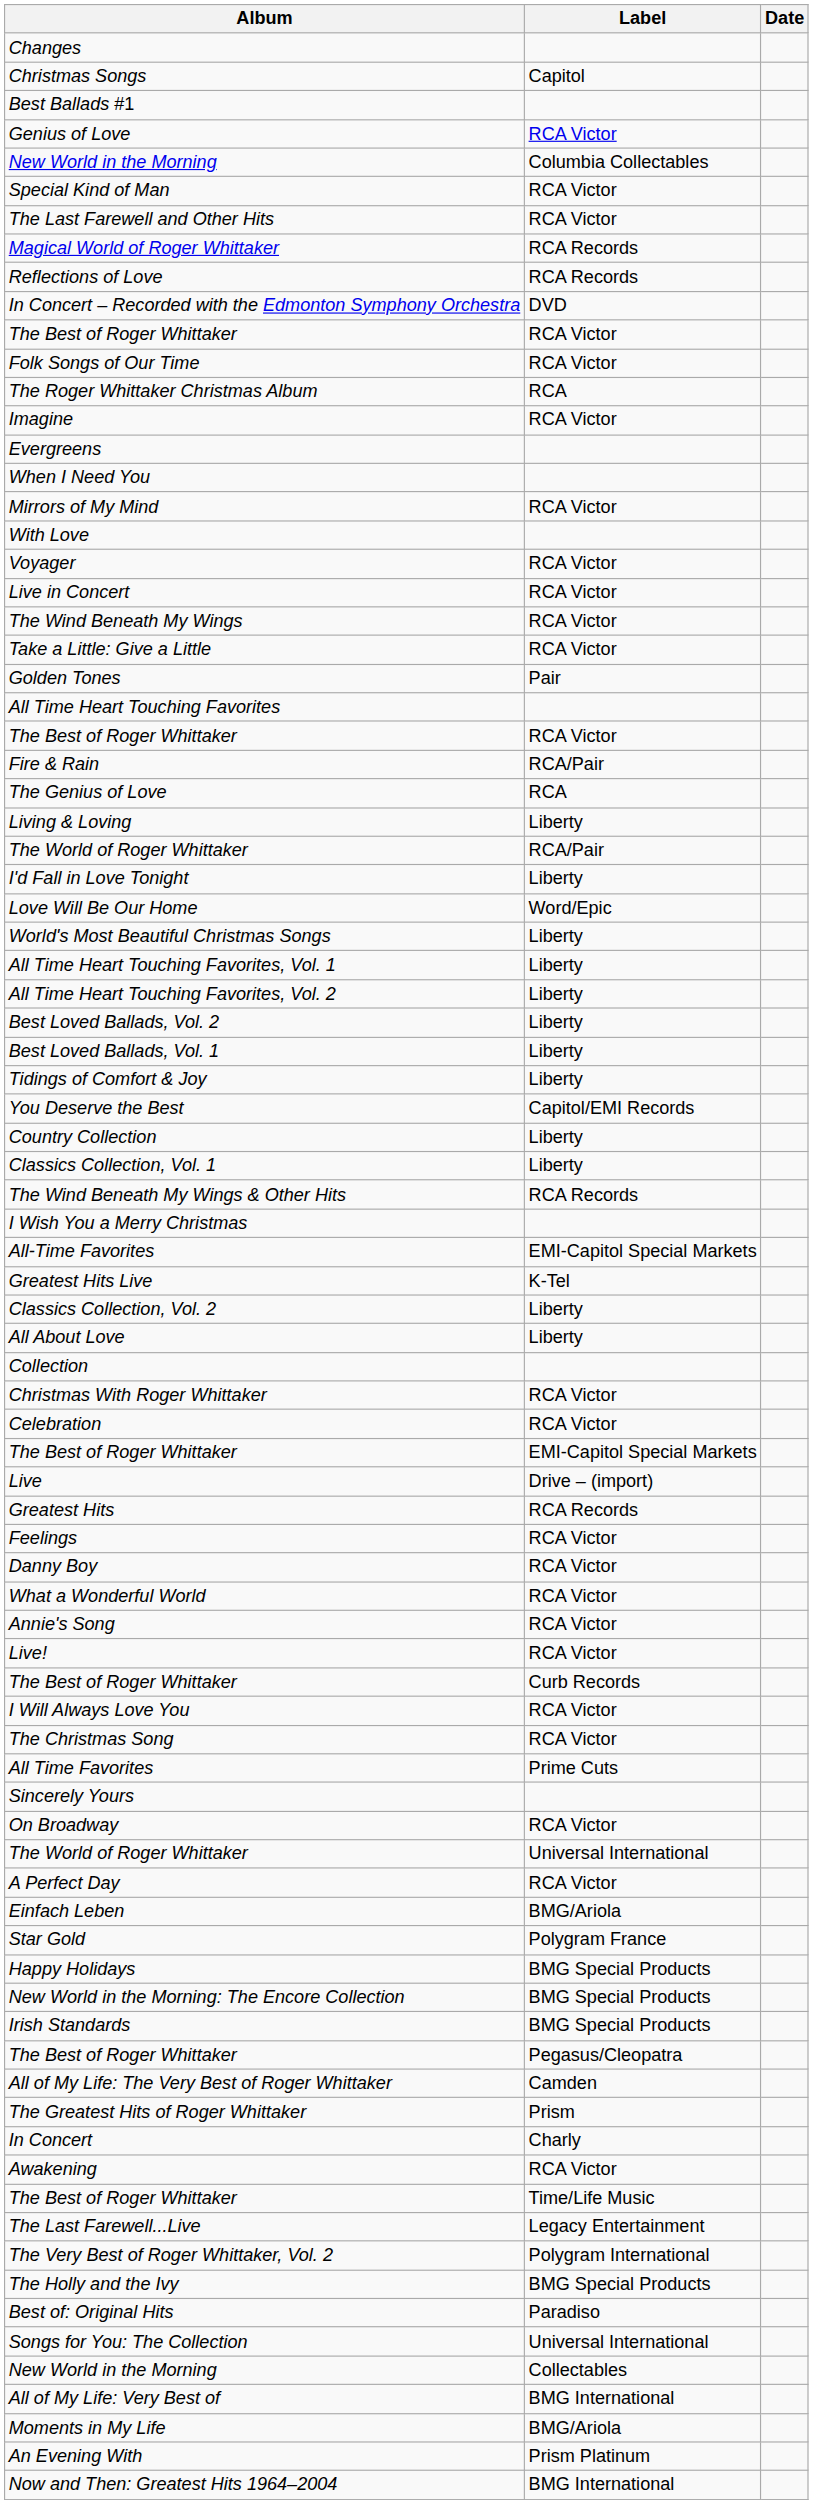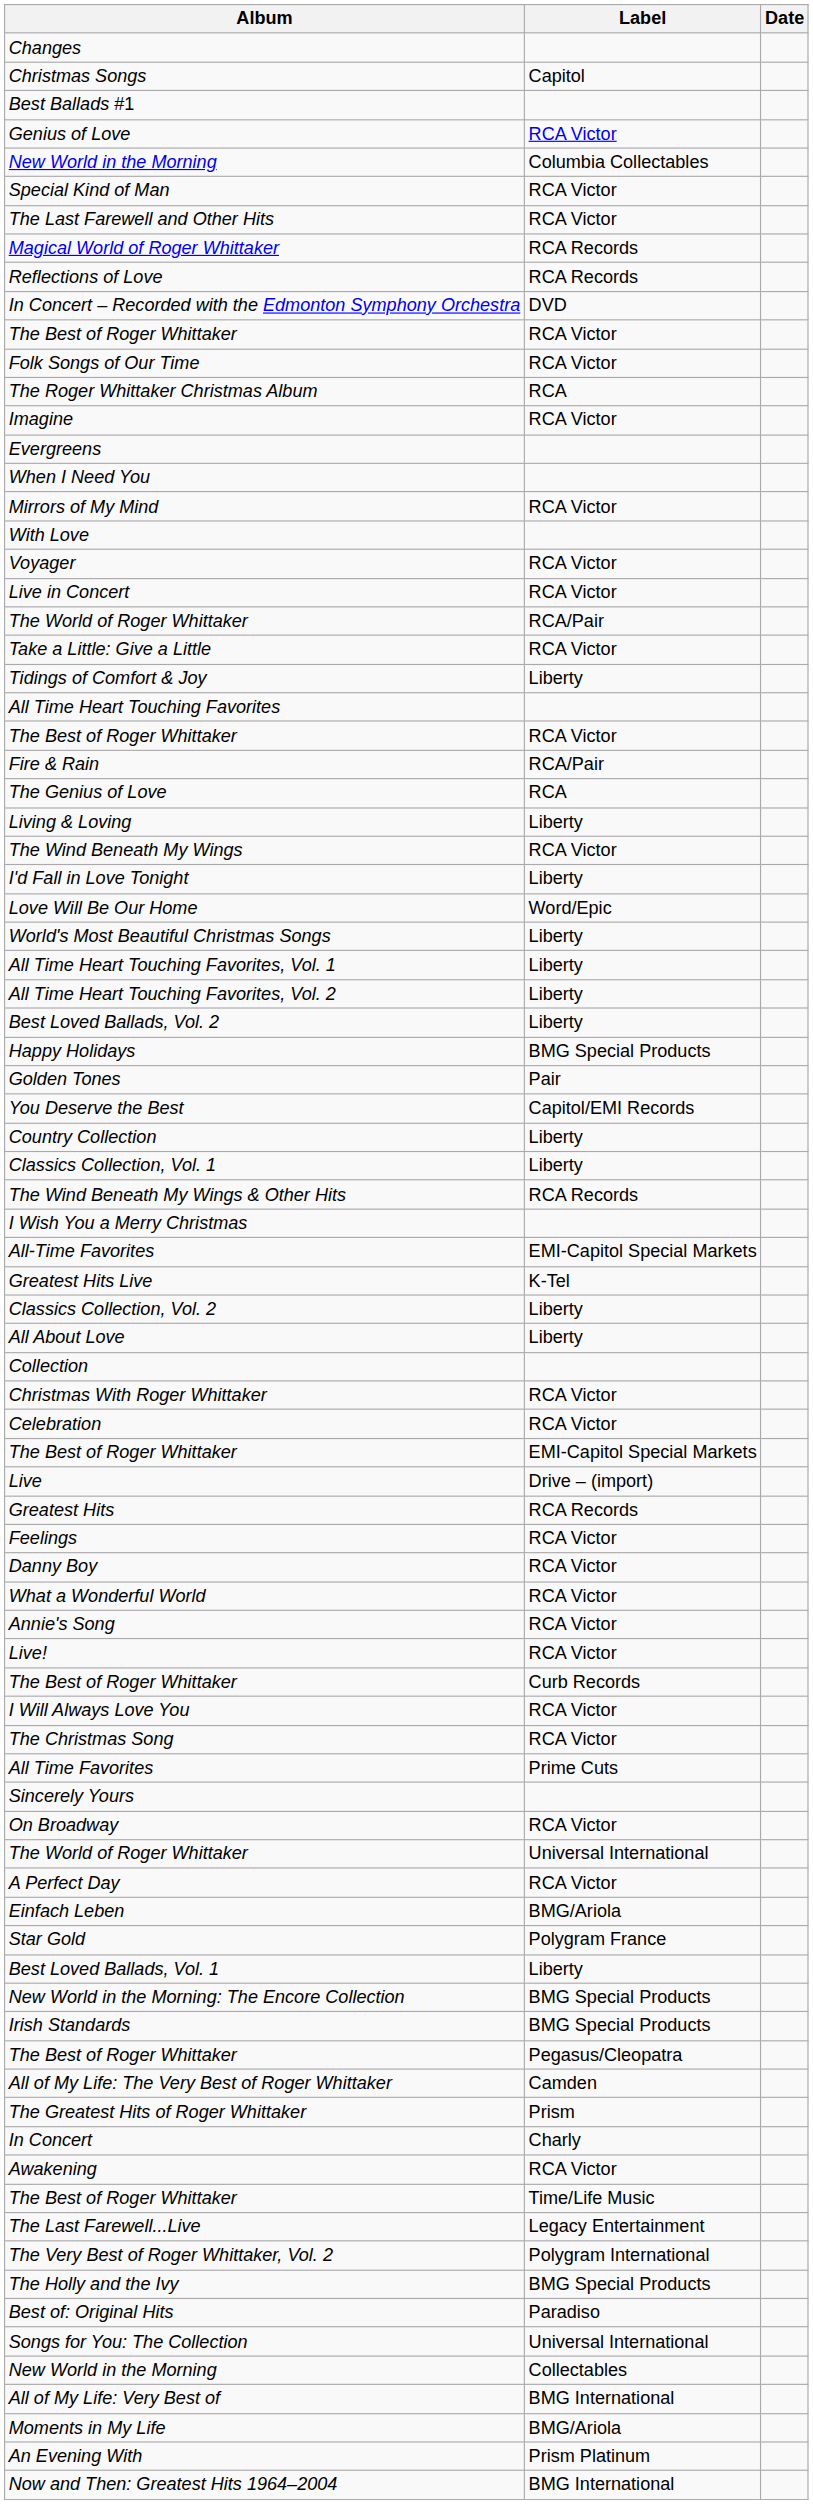rows swapped: (126, 620) <-> (128, 850)
rows swapped: (108, 1079) <-> (65, 678)
rows swapped: (114, 1051) <-> (72, 1968)
